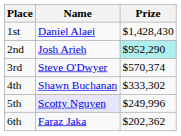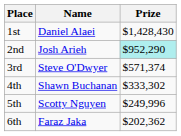(144, 67) $570,374 -> (144, 67) $571,374
(72, 103) lavender background -> (72, 103) no background
